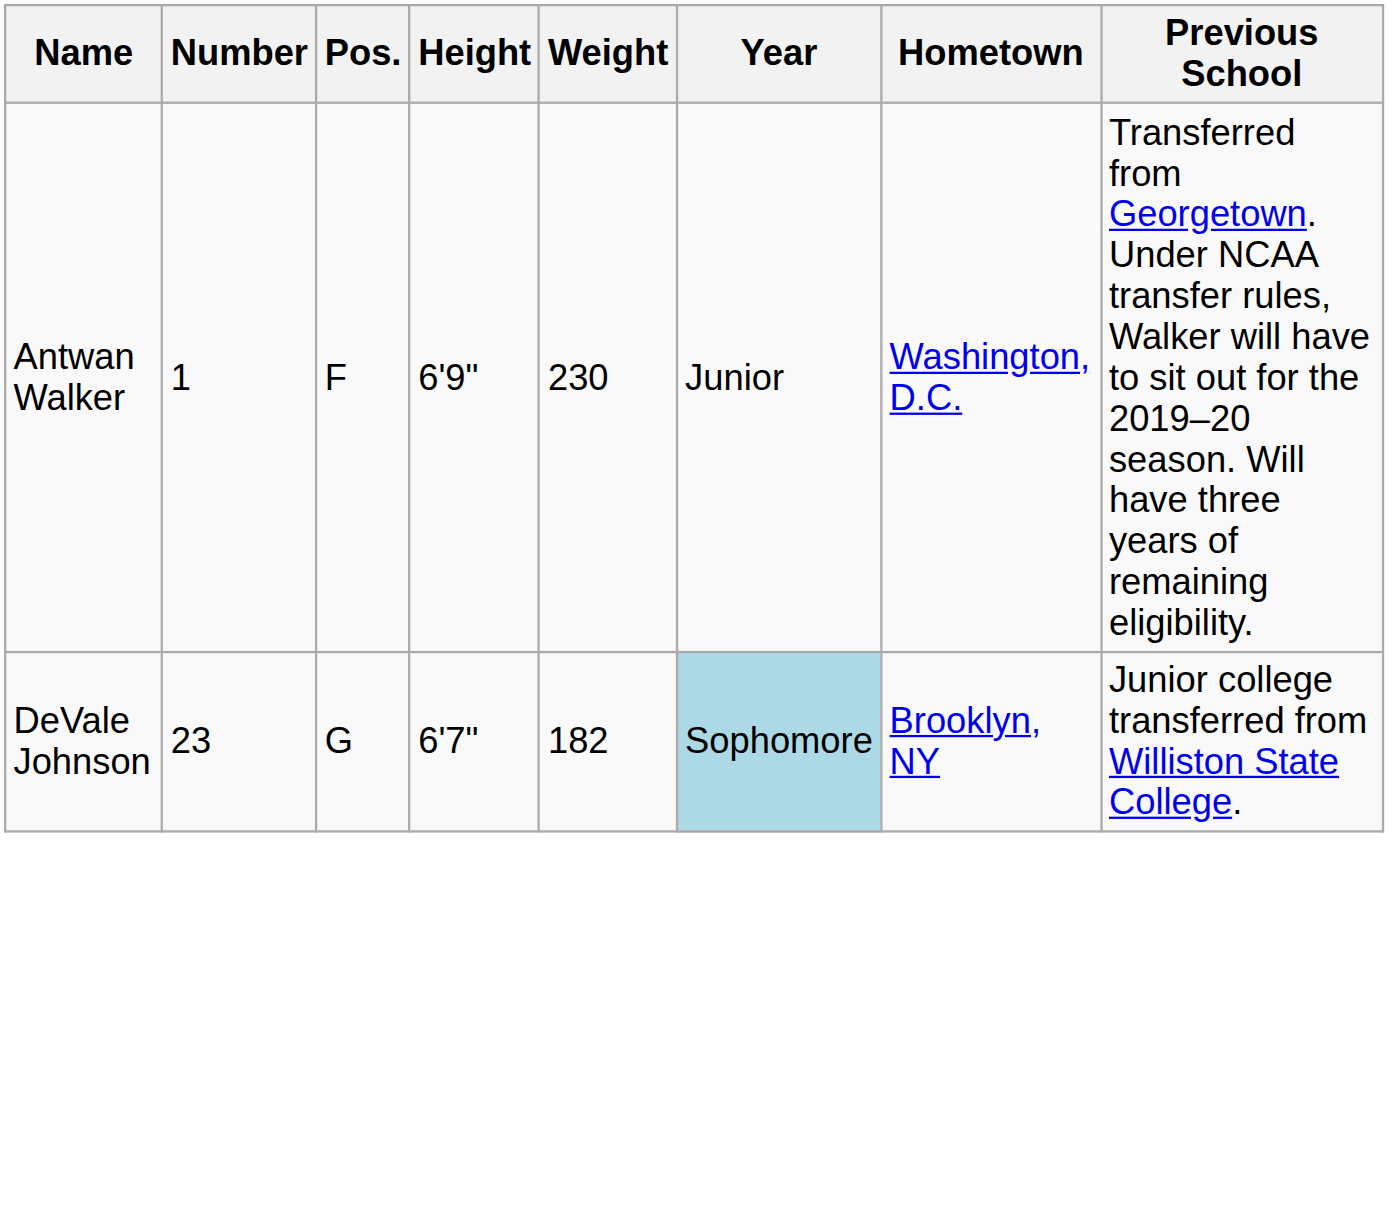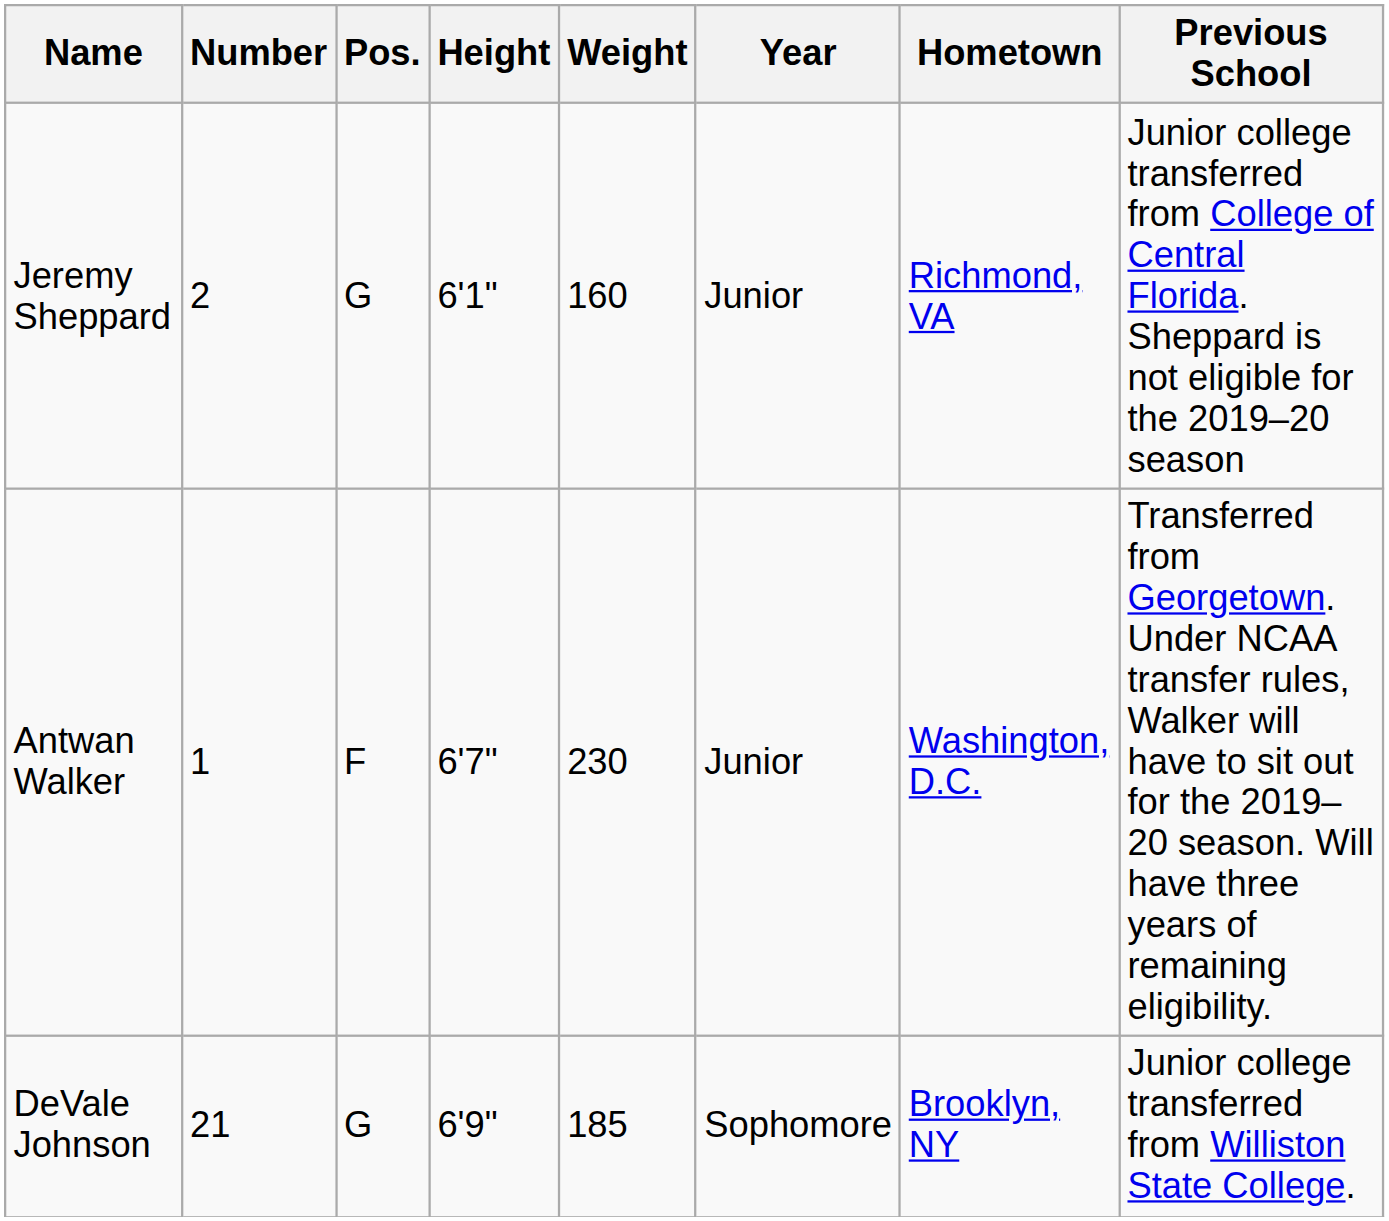+ row: (92, 295)
(448, 376) 6'9" -> (468, 761) 6'7"
(191, 740) 23 -> (210, 1125) 21
(448, 740) 6'7" -> (468, 1125) 6'9"
(578, 740) 182 -> (597, 1125) 185
(779, 740) lightblue background -> (798, 1125) no background
